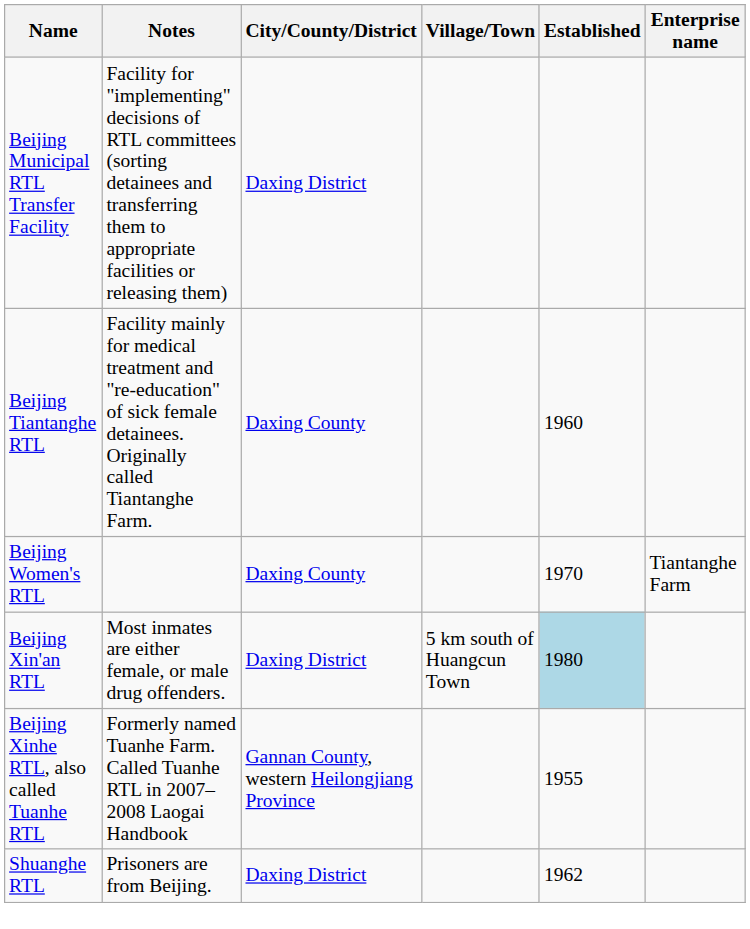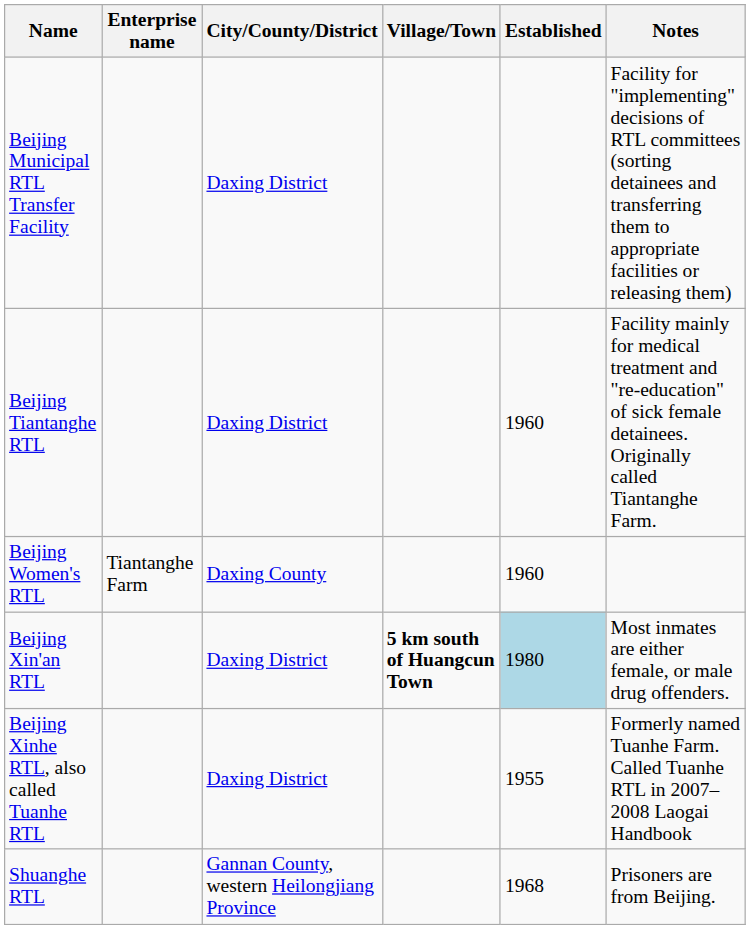columns swapped: (695, 30) <-> (171, 30)
(305, 422) Daxing County -> (267, 422) Daxing District
(564, 574) 1970 -> (525, 574) 1960
(480, 659) normal -> (441, 659) bold
(329, 778) Gannan County, western Heilongjiang Province -> (267, 778) Daxing District
(306, 875) Daxing District -> (290, 886) Gannan County, western Heilongjiang Province
(564, 875) 1962 -> (525, 886) 1968
